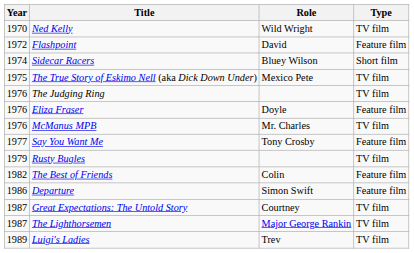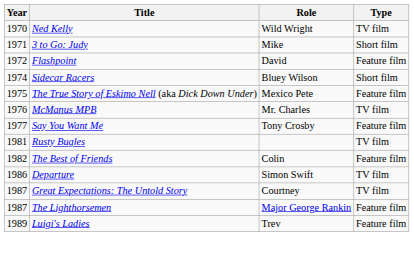+ row: (60, 45)
(373, 77) TV film -> (381, 93) Feature film
- row: (68, 93)
- row: (58, 110)
(17, 158) 1979 -> (17, 142) 1981
(381, 191) Feature film -> (373, 175) TV film
(373, 223) TV film -> (381, 207) Feature film
(373, 239) TV film -> (381, 223) Feature film
